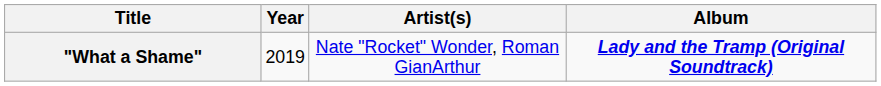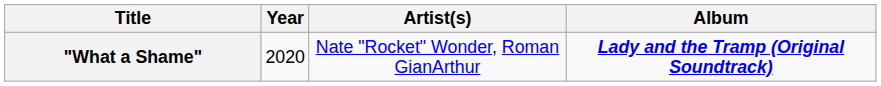(285, 56) 2019 -> (285, 56) 2020
